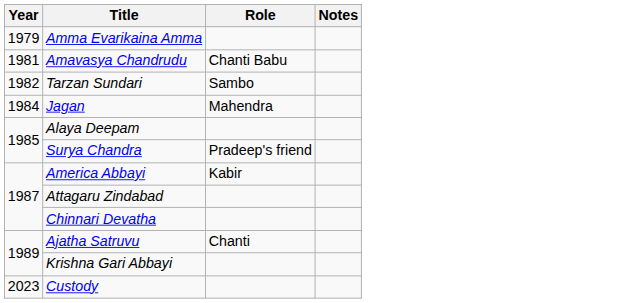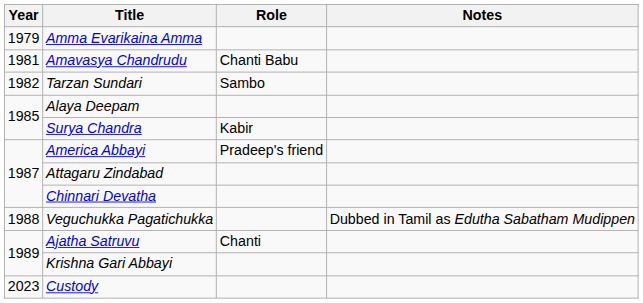- row: (65, 106)
(260, 151) Pradeep's friend -> (236, 128) Kabir
(225, 173) Kabir -> (271, 151) Pradeep's friend
+ row: (130, 219)
